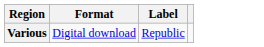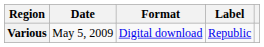+ column: (83, 14)
